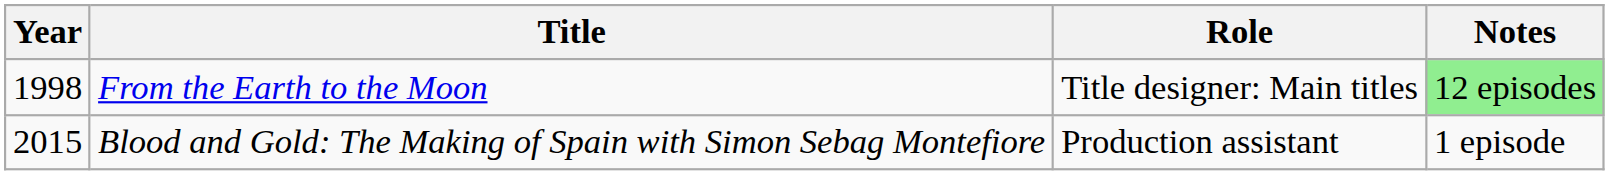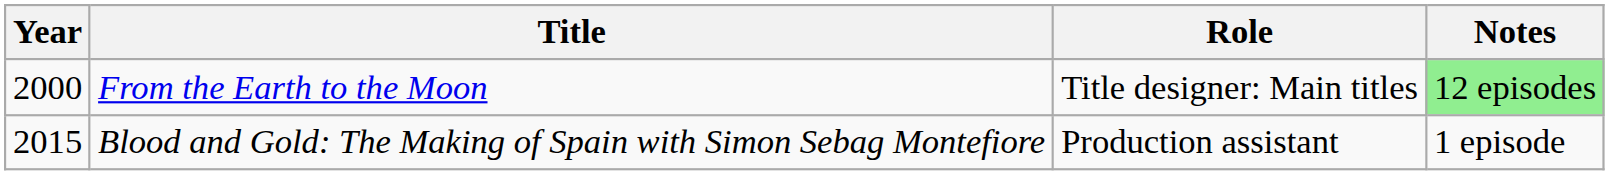(48, 86) 1998 -> (48, 86) 2000
